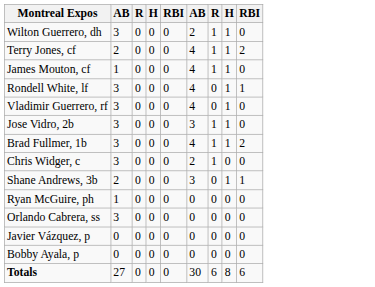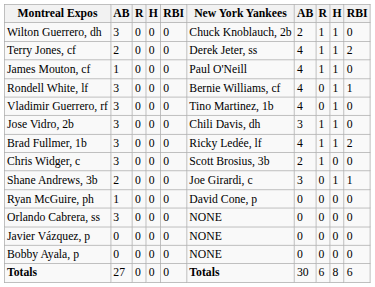+ column: (240, 13)
